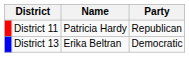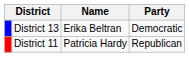rows swapped: (36, 28) <-> (36, 44)
